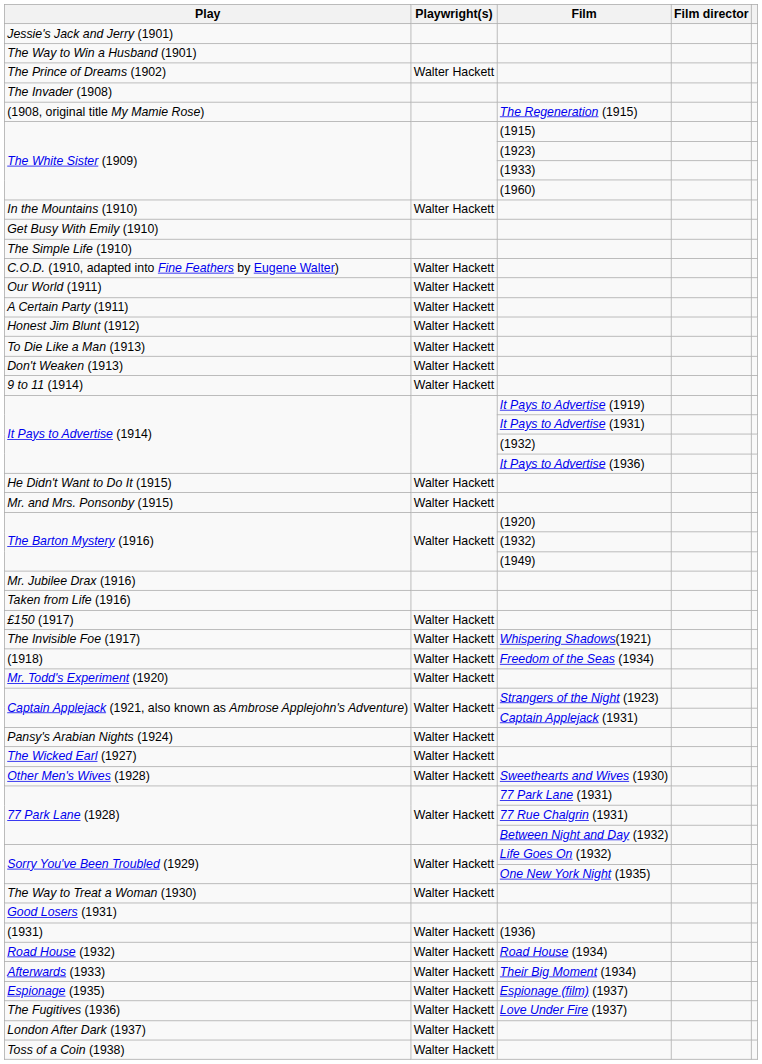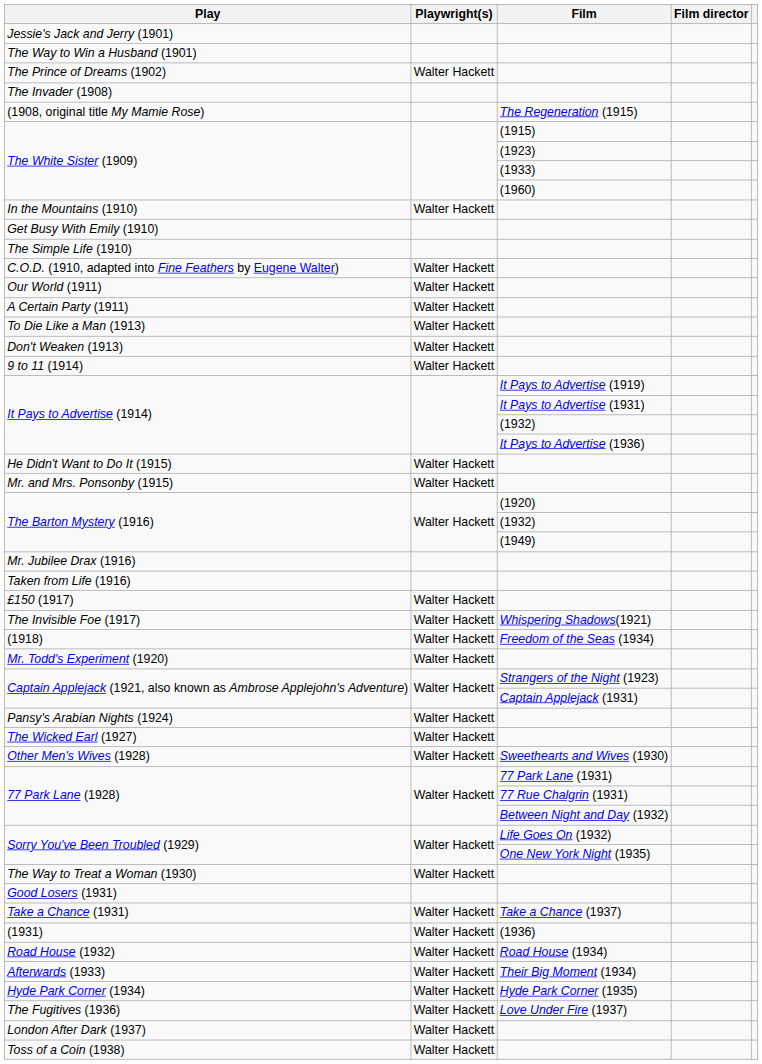- row: (73, 326)
+ row: (68, 913)
+ row: (76, 991)
- row: (56, 991)
